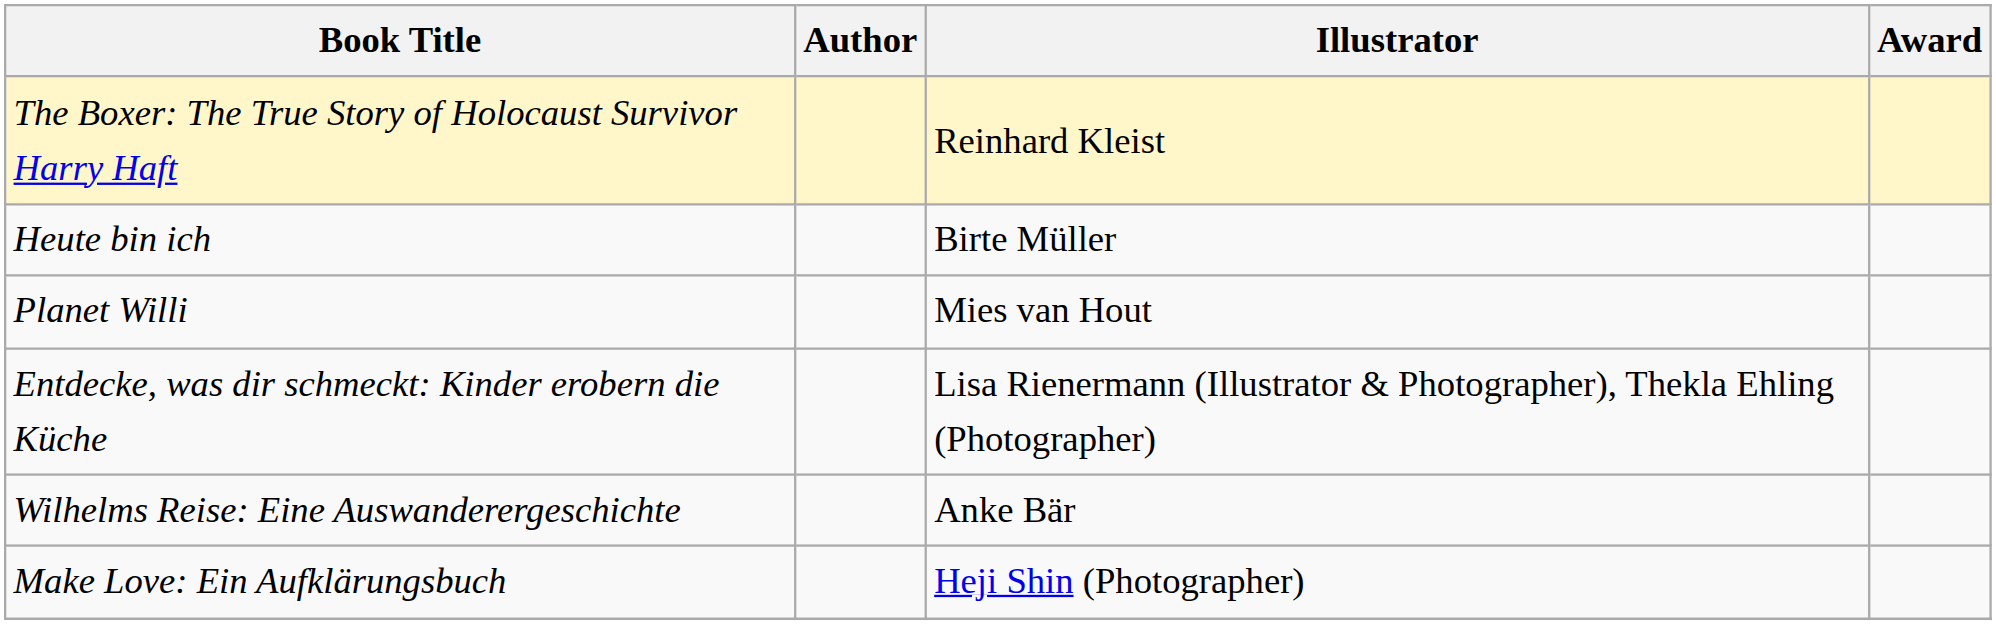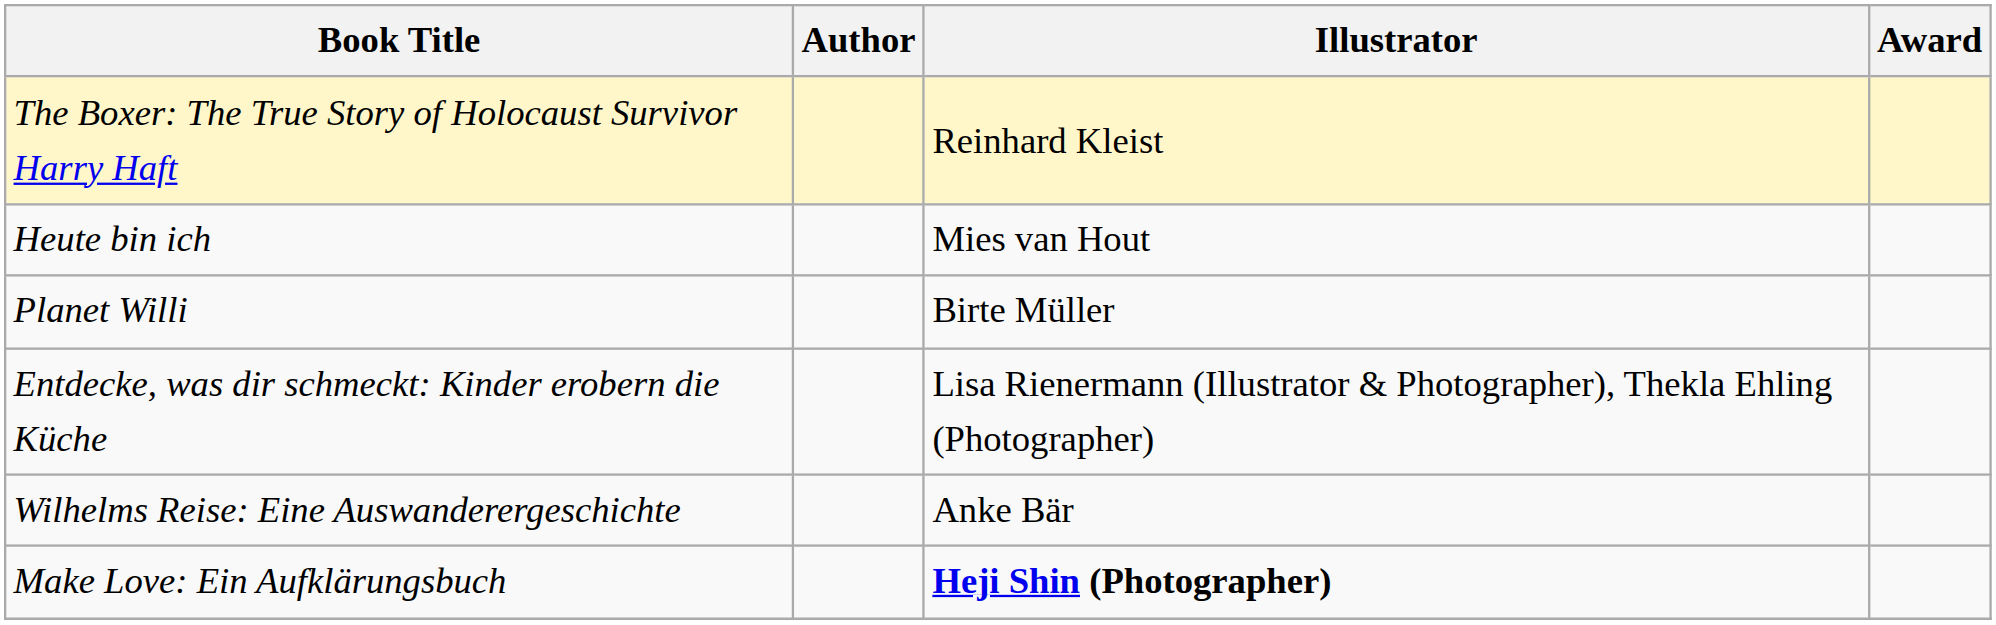(1025, 239) Birte Müller -> (1041, 239) Mies van Hout
(1043, 310) Mies van Hout -> (1023, 310) Birte Müller
(1119, 581) normal -> (1132, 581) bold
